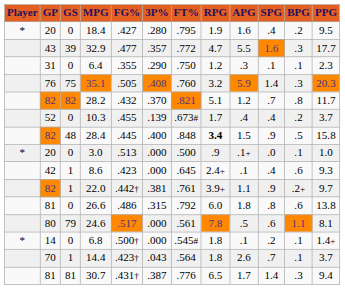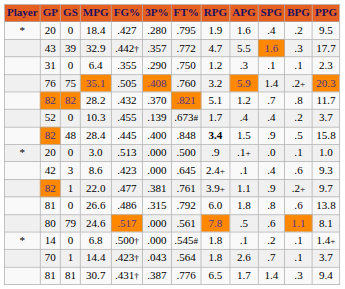(127, 48) .477 -> (127, 48) .442†
(299, 83) .3 -> (299, 83) .2+
(70, 170) 1 -> (70, 170) 3
(127, 188) .442† -> (127, 188) .477
